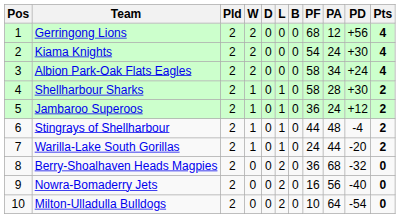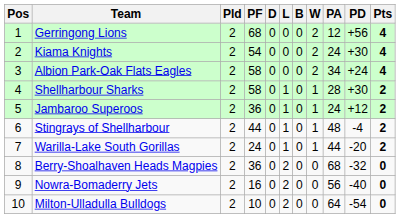columns swapped: (253, 14) <-> (313, 14)
